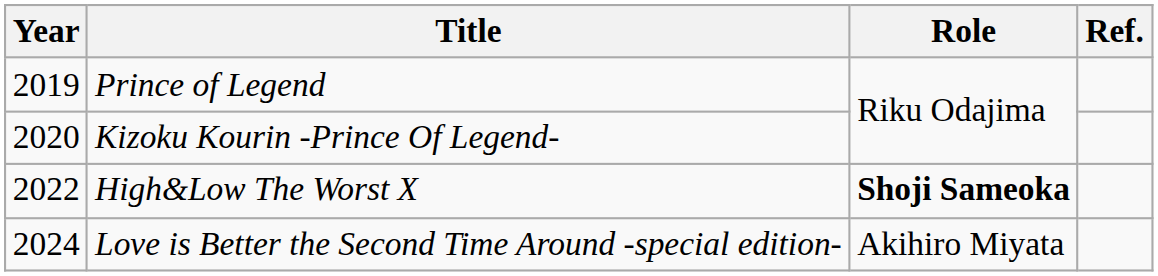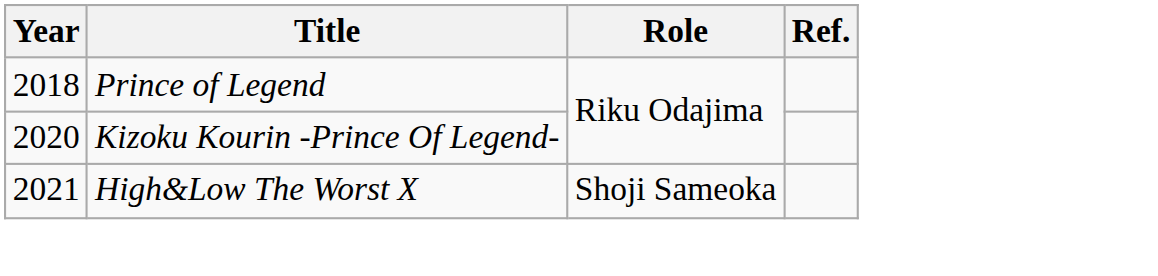(46, 84) 2019 -> (46, 84) 2018
(46, 190) 2022 -> (46, 190) 2021
(964, 190) bold -> (676, 190) normal
- row: (468, 243)
